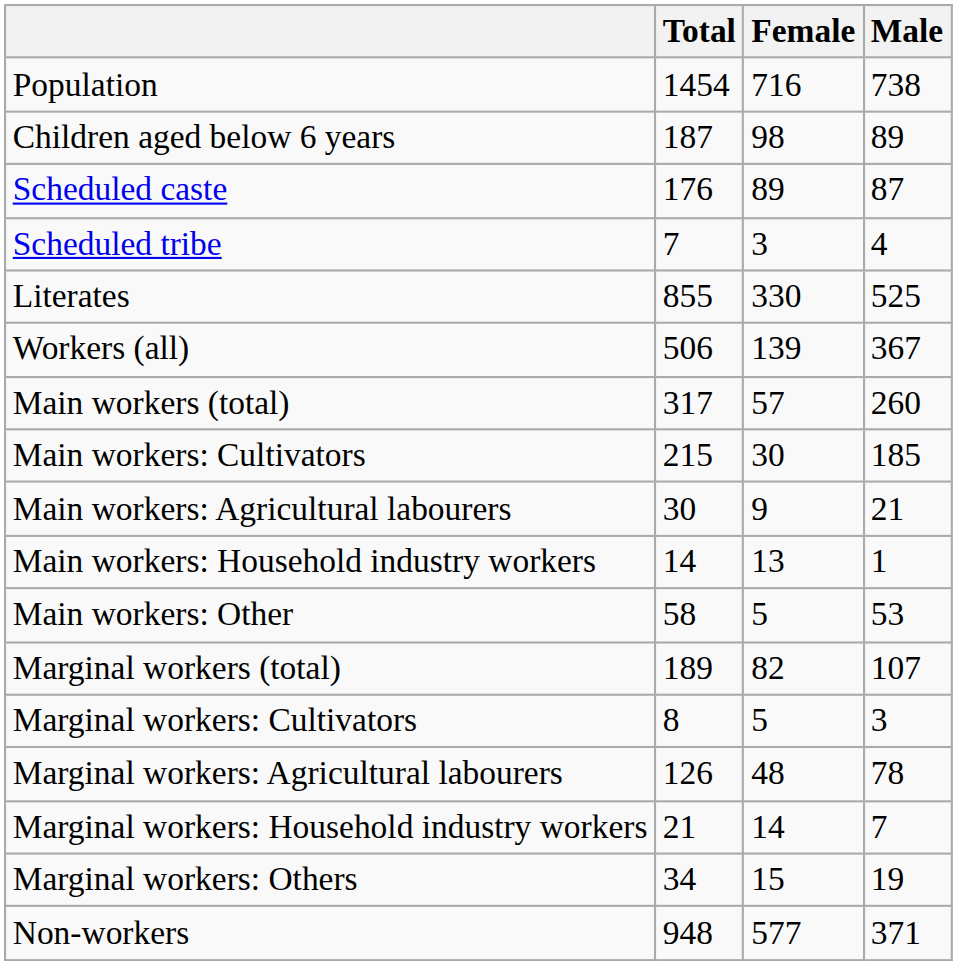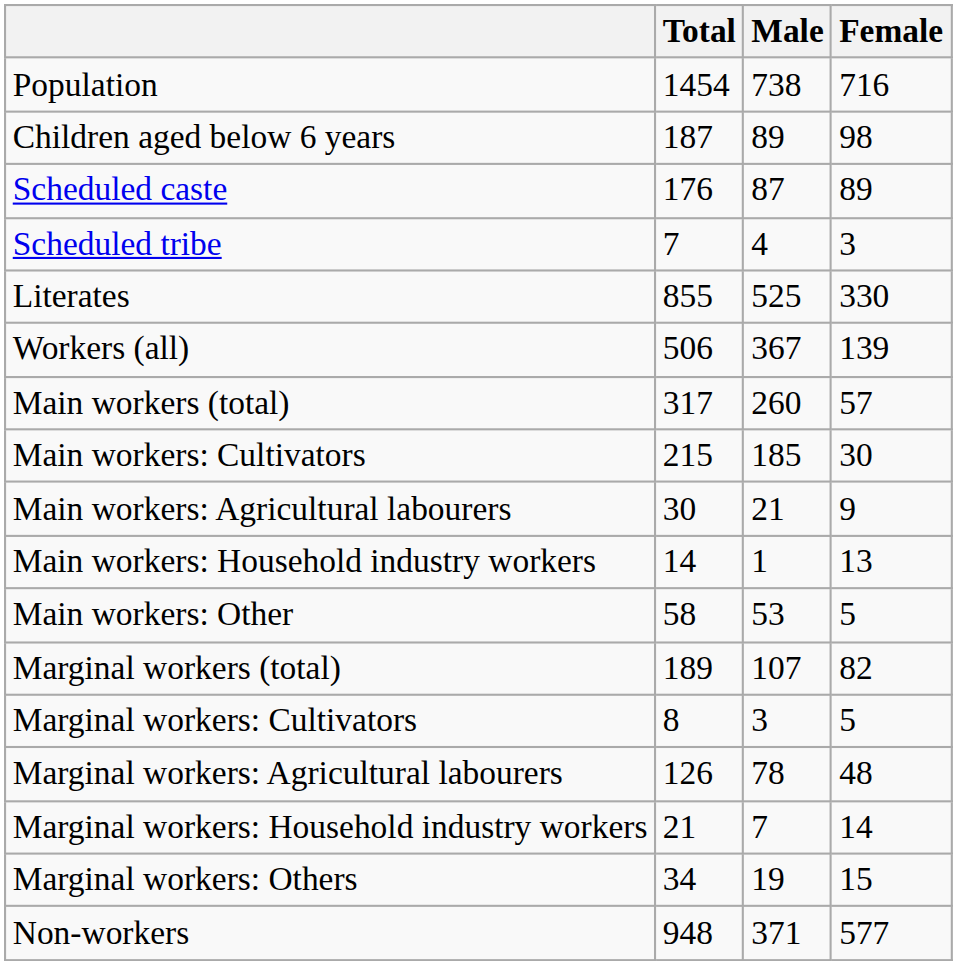columns swapped: (907, 31) <-> (803, 31)
